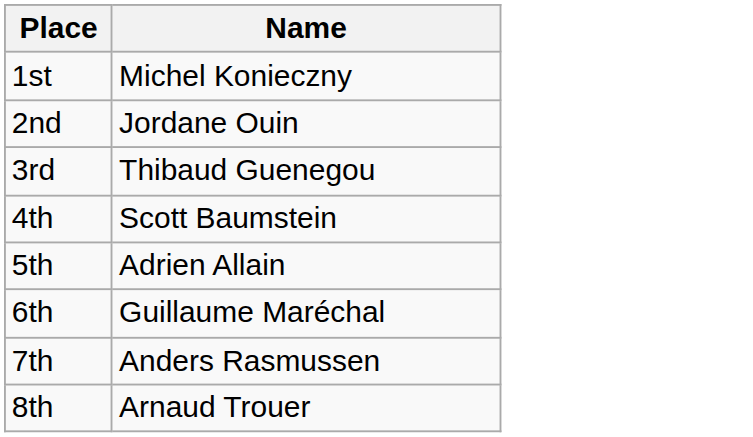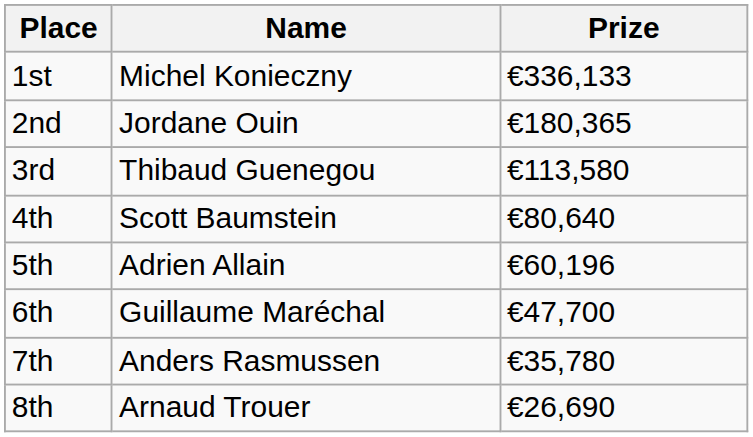+ column: (624, 28)
